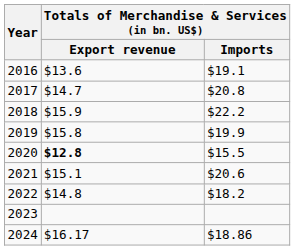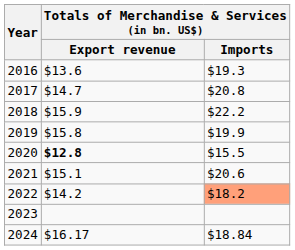(226, 70) $19.1 -> (226, 70) $19.3
(63, 194) $14.8 -> (63, 194) $14.2
(226, 194) no background -> (226, 194) lightsalmon background
(230, 235) $18.86 -> (230, 235) $18.84
